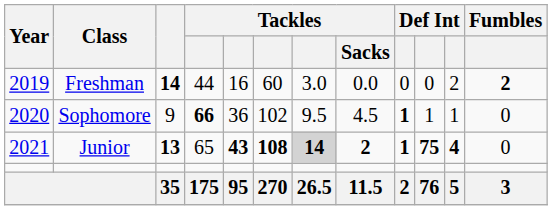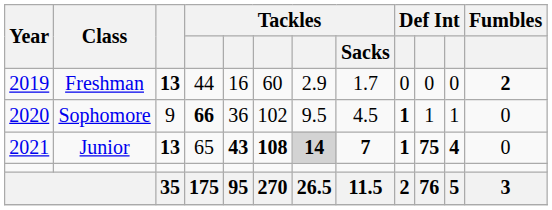(170, 83) 14 -> (170, 83) 13
(314, 83) 3.0 -> (314, 83) 2.9
(365, 83) 0.0 -> (365, 83) 1.7
(454, 83) 2 -> (454, 83) 0
(365, 147) 2 -> (365, 147) 7
